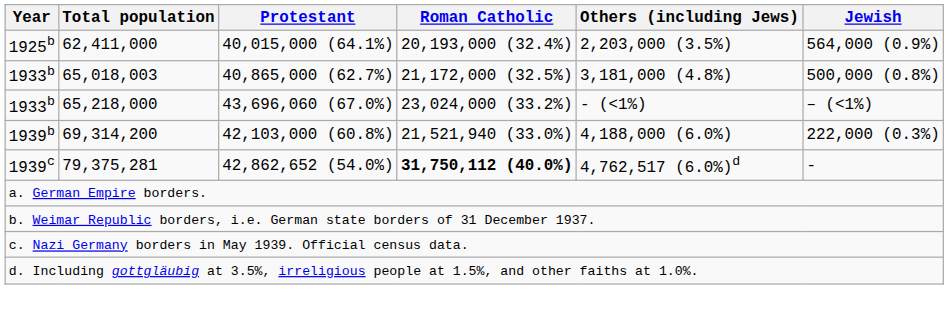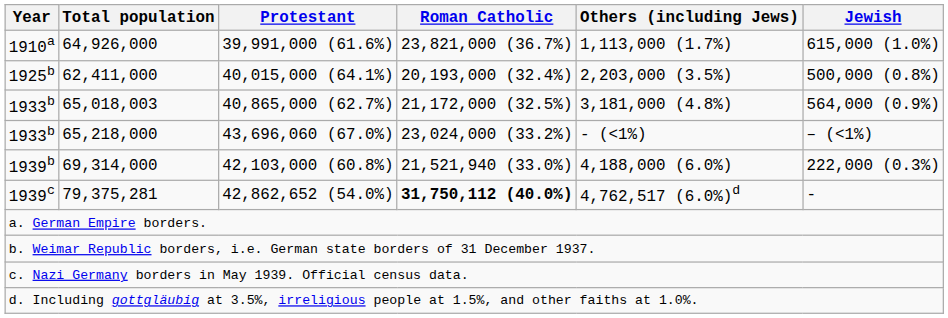+ row: (308, 45)
(873, 45) 564,000 (0.9%) -> (873, 75) 500,000 (0.8%)
(873, 75) 500,000 (0.8%) -> (873, 105) 564,000 (0.9%)
(110, 135) 69,314,200 -> (110, 165) 69,314,000
